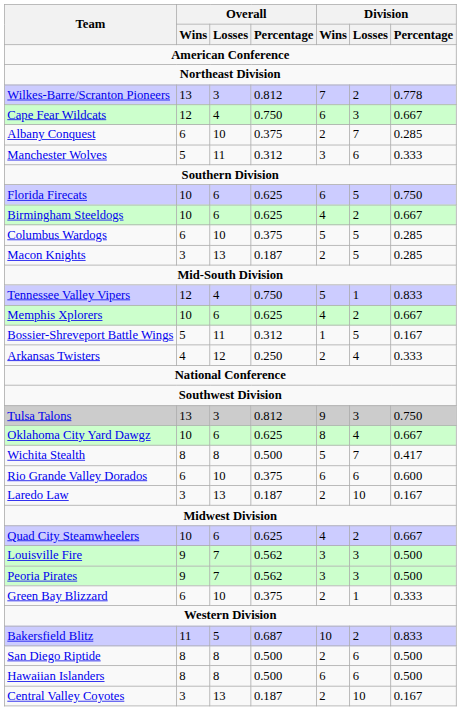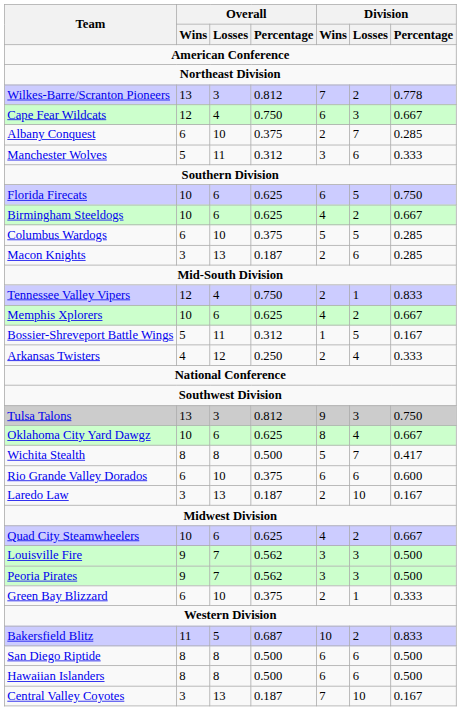(356, 255) 5 -> (356, 255) 6
(322, 295) 5 -> (322, 295) 2
(322, 656) 2 -> (322, 656) 6
(322, 696) 2 -> (322, 696) 7
